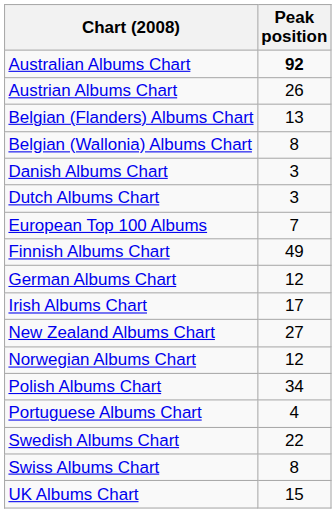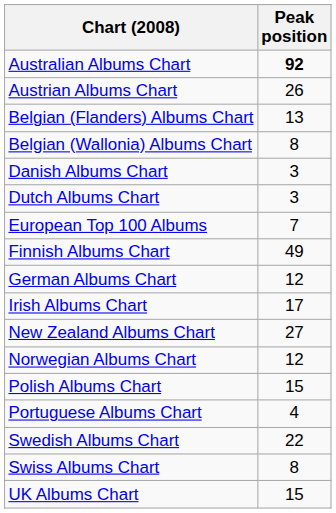(294, 386) 34 -> (294, 386) 15
